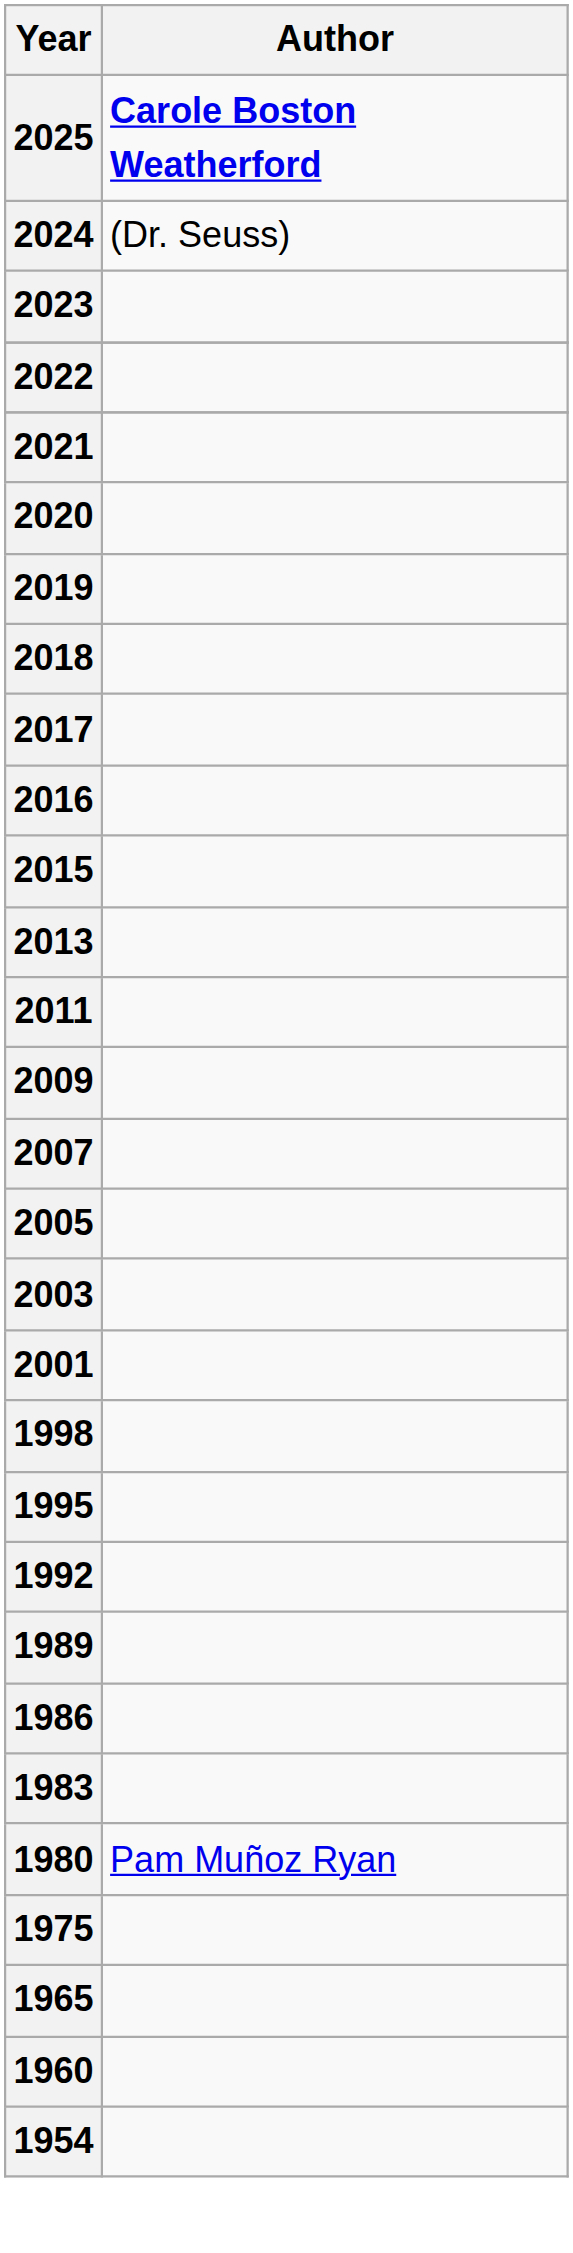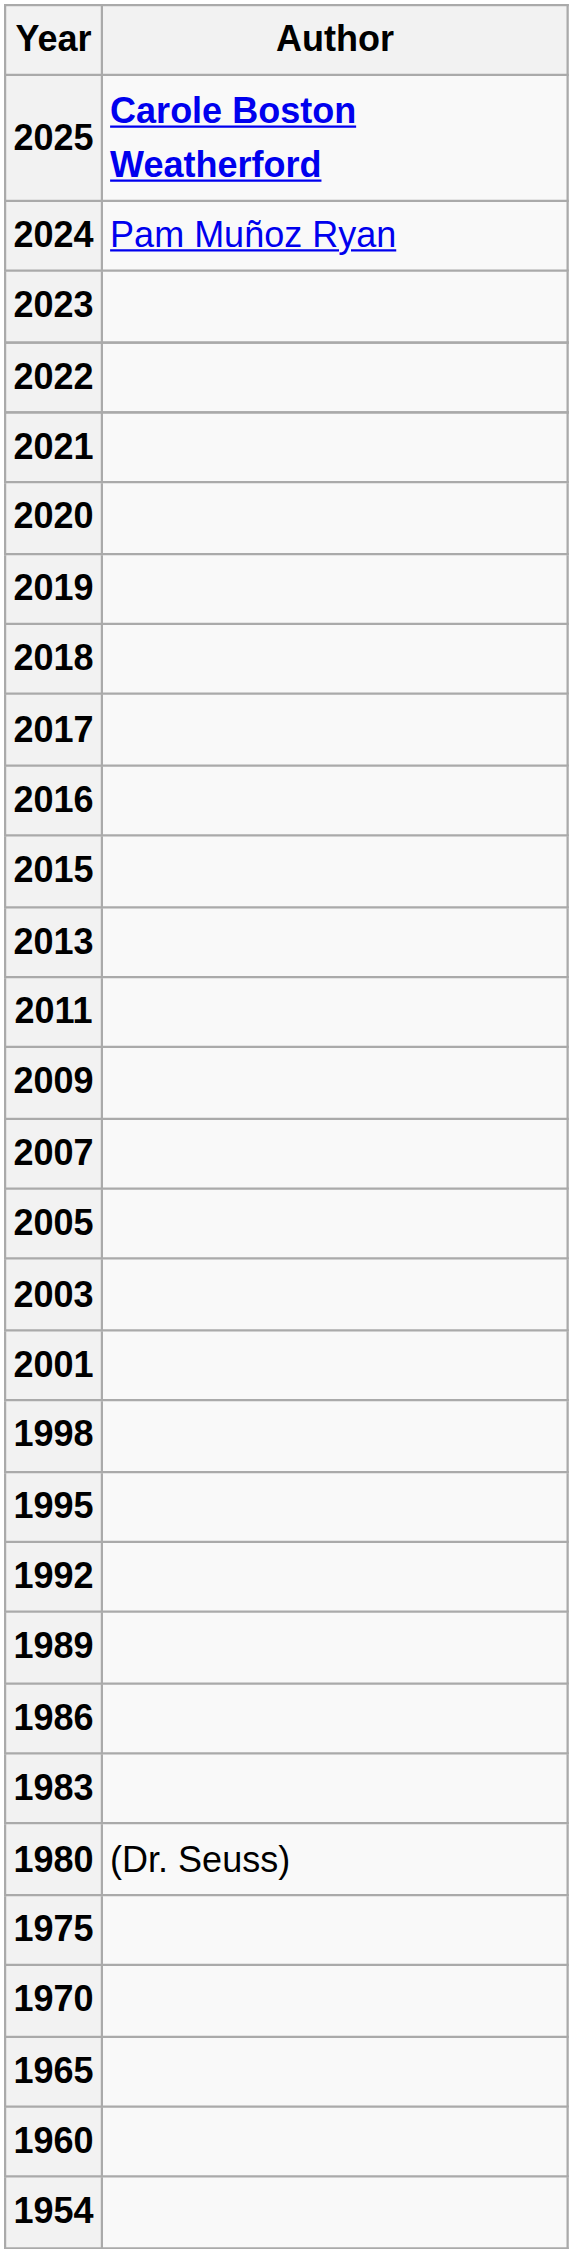(200, 234) (Dr. Seuss) -> (253, 234) Pam Muñoz Ryan
(253, 1858) Pam Muñoz Ryan -> (200, 1858) (Dr. Seuss)
+ row: (53, 1999)
